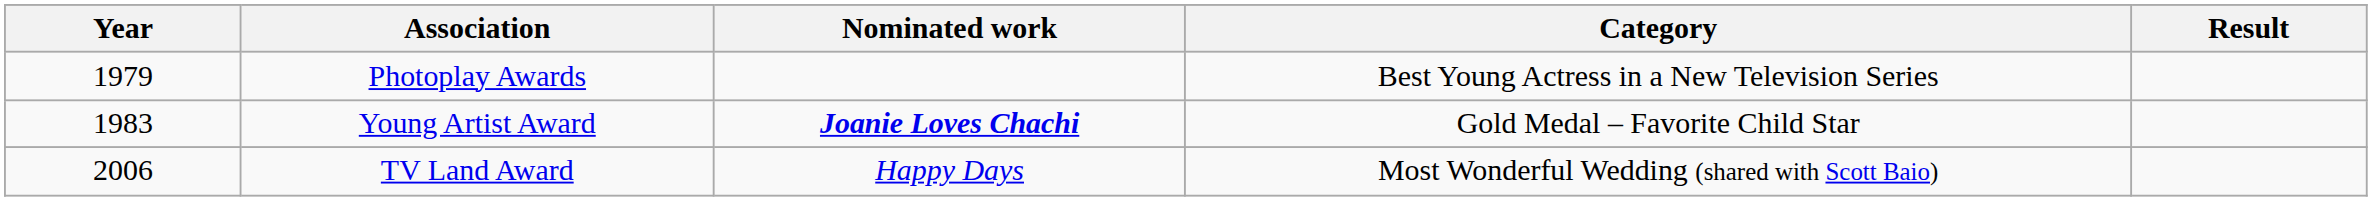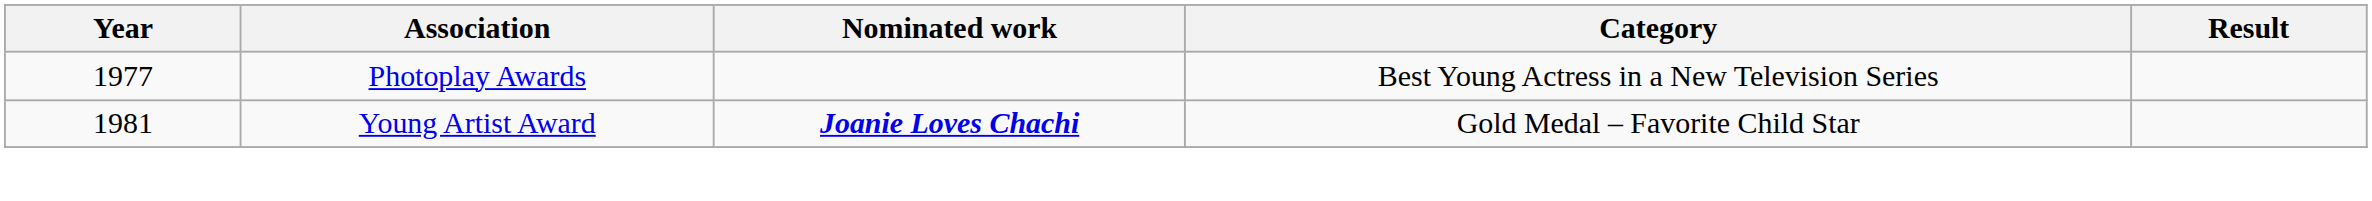(123, 75) 1979 -> (123, 75) 1977
(123, 123) 1983 -> (123, 123) 1981
- row: (477, 170)
